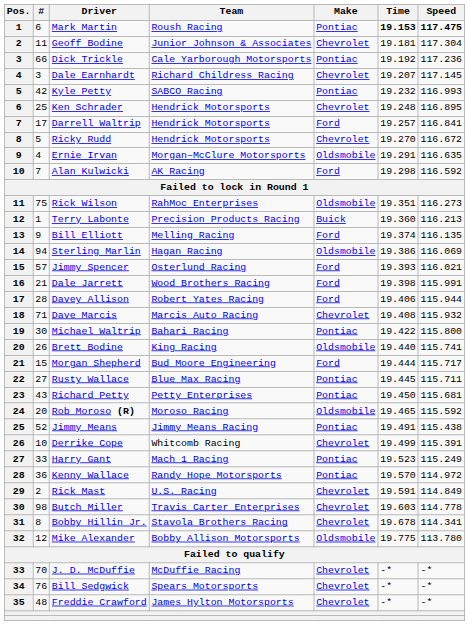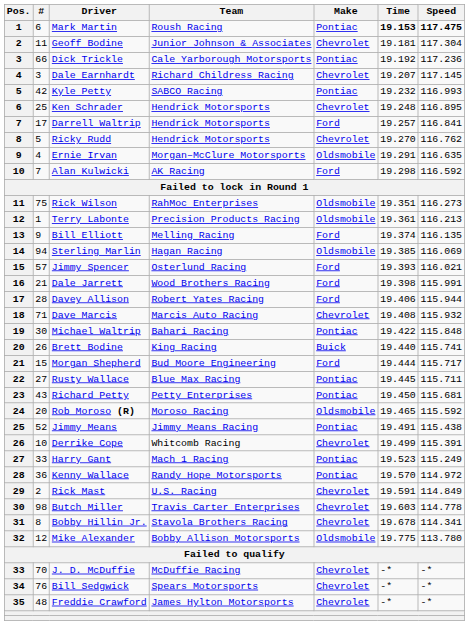(441, 140) 116.672 -> (441, 140) 116.762
(331, 220) Buick -> (346, 220) Oldsmobile
(398, 220) 19.360 -> (398, 220) 19.361
(398, 252) 19.386 -> (398, 252) 19.385
(441, 332) 115.800 -> (441, 332) 115.848
(346, 348) Oldsmobile -> (331, 348) Buick
